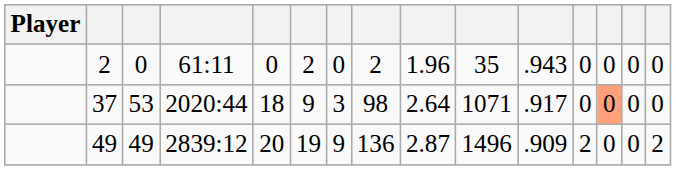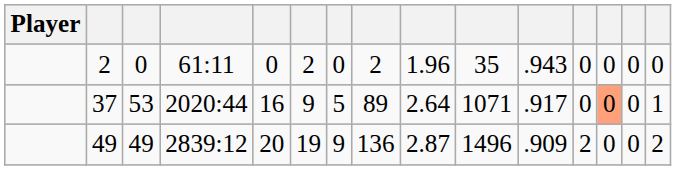(272, 104) 18 -> (272, 104) 16
(339, 104) 3 -> (339, 104) 5
(376, 104) 98 -> (376, 104) 89
(658, 104) 0 -> (658, 104) 1
